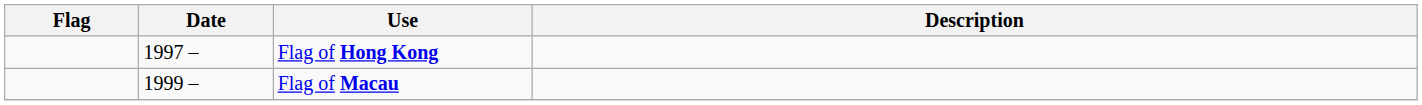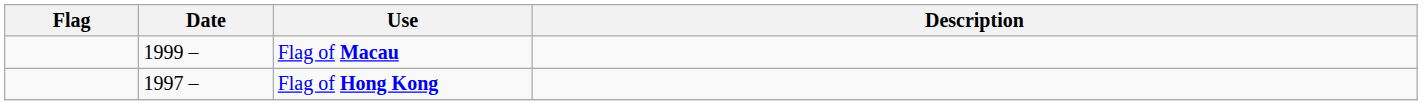rows swapped: (358, 52) <-> (338, 83)
